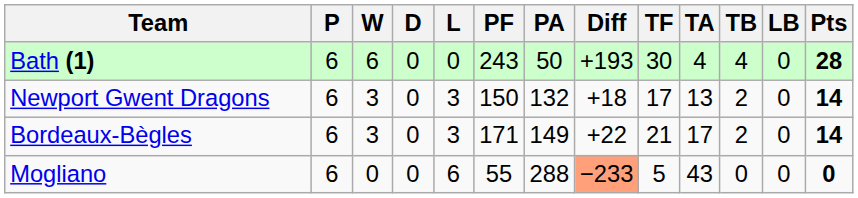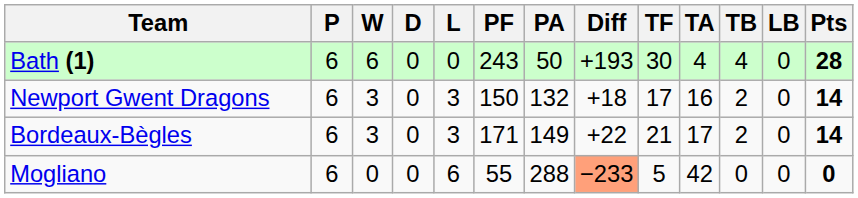(700, 98) 13 -> (700, 98) 16
(700, 173) 43 -> (700, 173) 42
